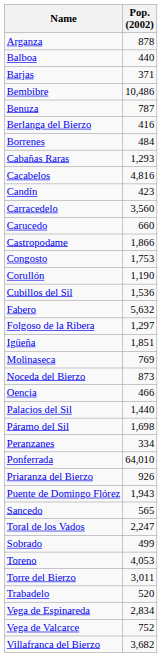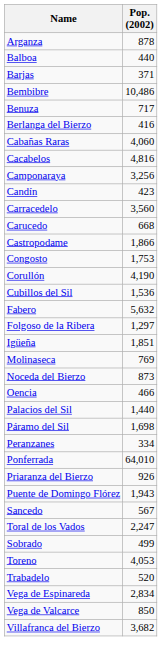(146, 108) 787 -> (146, 108) 717
- row: (26, 141)
(142, 158) 1,293 -> (142, 141) 4,060
+ row: (36, 175)
(146, 225) 660 -> (146, 225) 668
(142, 275) 1,190 -> (142, 275) 4,190
(146, 510) 565 -> (146, 510) 567
- row: (41, 577)
(146, 627) 752 -> (146, 610) 850
